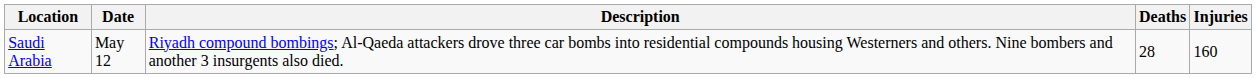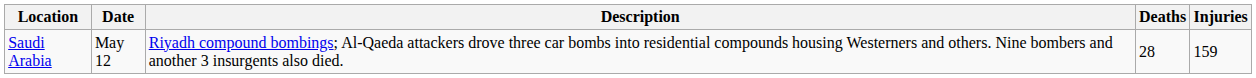(1206, 51) 160 -> (1206, 51) 159
